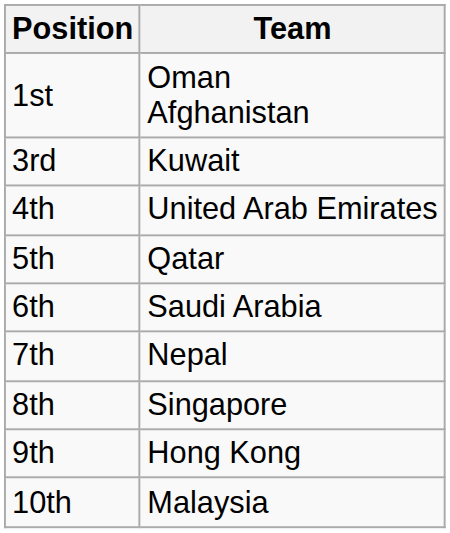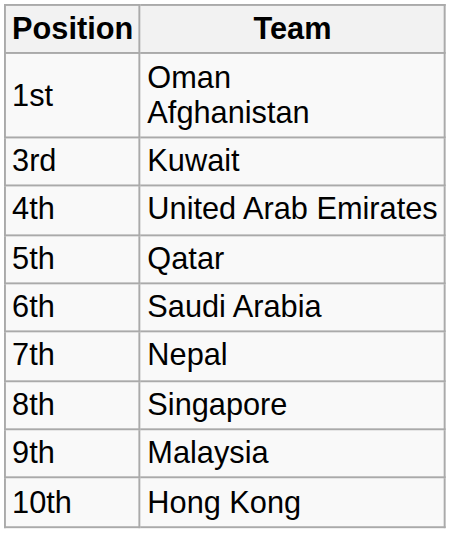(224, 453) Hong Kong -> (208, 453) Malaysia
(208, 501) Malaysia -> (224, 501) Hong Kong
